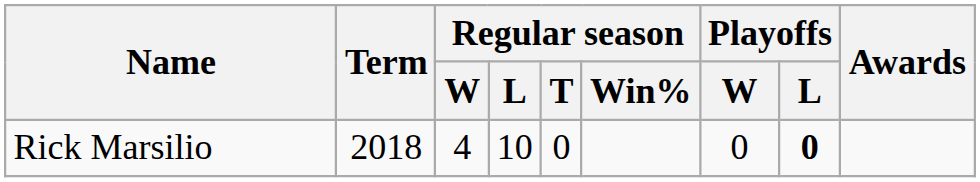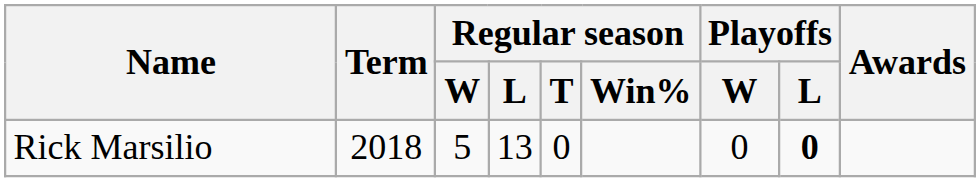(462, 147) 4 -> (462, 147) 5
(515, 147) 10 -> (515, 147) 13
